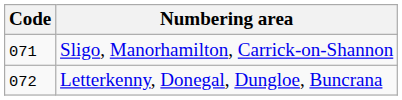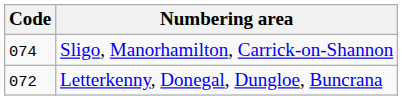(23, 52) 071 -> (23, 52) 074
